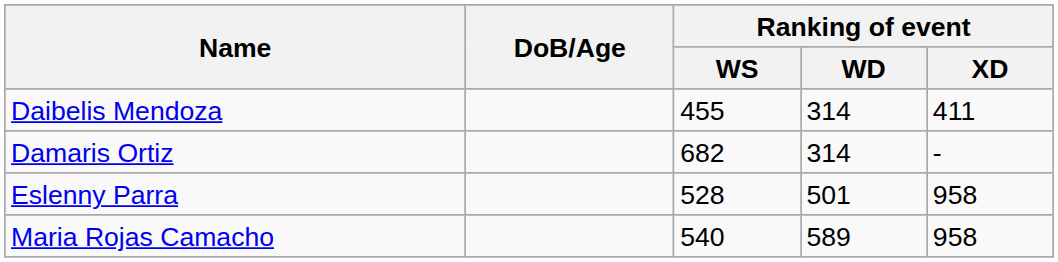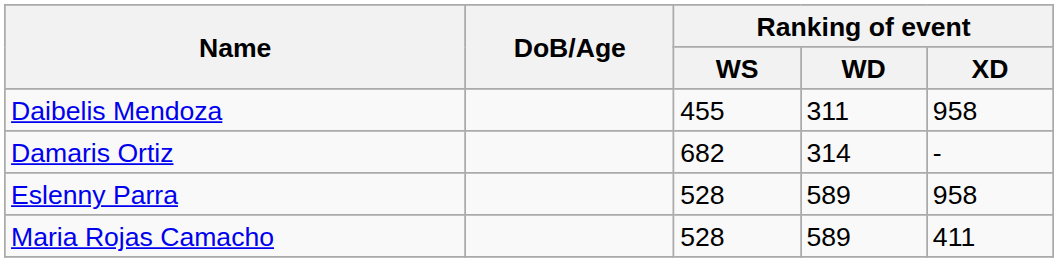(829, 110) 314 -> (828, 110) 311
(954, 110) 411 -> (955, 110) 958
(829, 195) 501 -> (829, 195) 589
(702, 237) 540 -> (702, 237) 528
(955, 237) 958 -> (954, 237) 411
